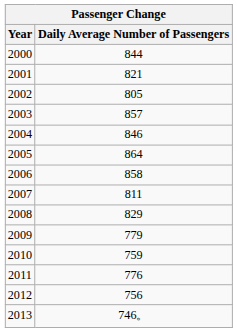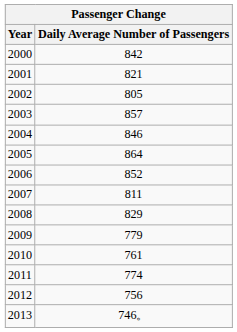(134, 54) 844 -> (134, 54) 842
(134, 174) 858 -> (134, 174) 852
(134, 254) 759 -> (134, 254) 761
(134, 274) 776 -> (134, 274) 774
